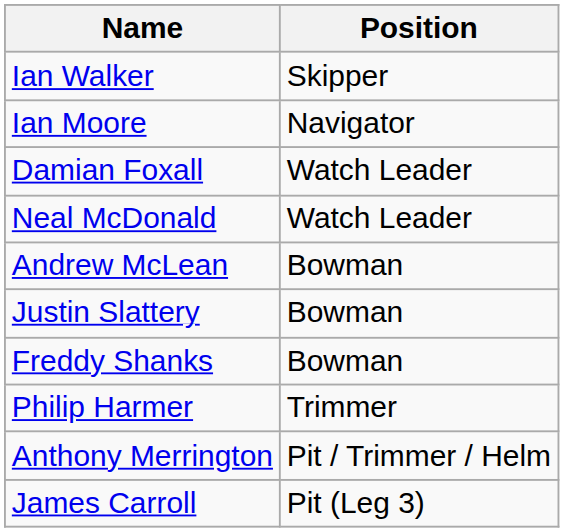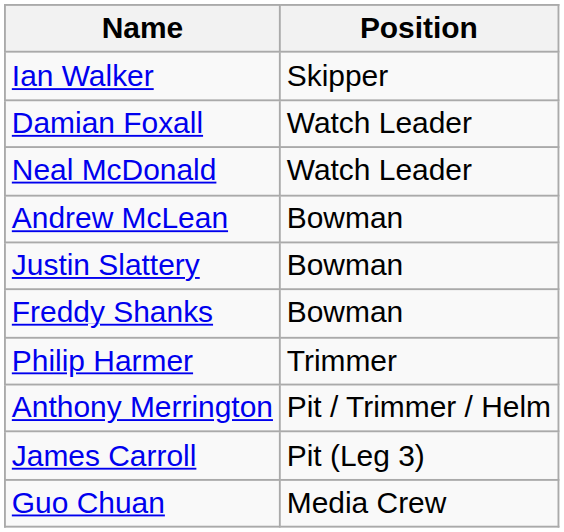- row: (79, 123)
+ row: (88, 502)
